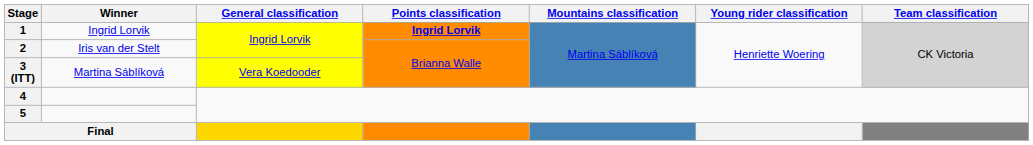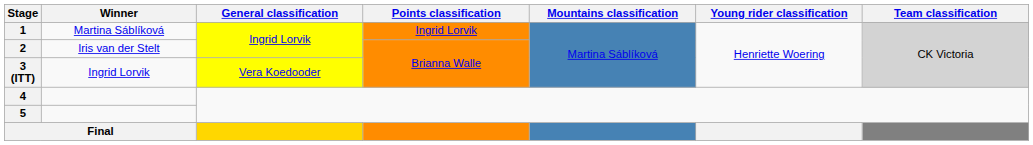(119, 31) Ingrid Lorvik -> (119, 31) Martina Sáblíková
(446, 31) bold -> (446, 31) normal
(119, 72) Martina Sáblíková -> (119, 72) Ingrid Lorvik
